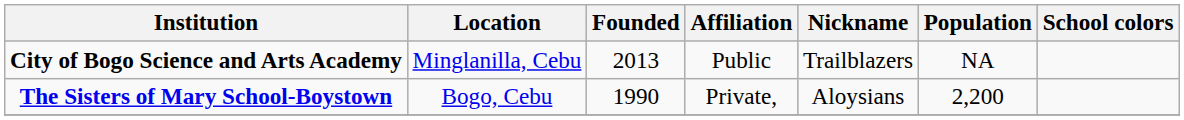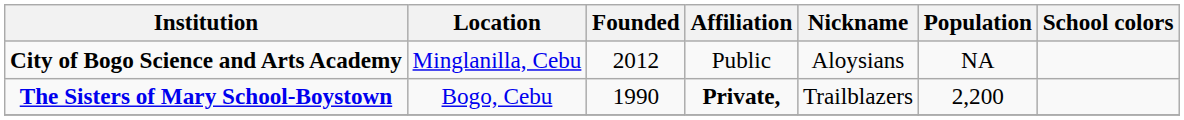(636, 59) 2013 -> (636, 59) 2012
(858, 59) Trailblazers -> (858, 59) Aloysians
(741, 96) normal -> (741, 96) bold
(858, 96) Aloysians -> (858, 96) Trailblazers
